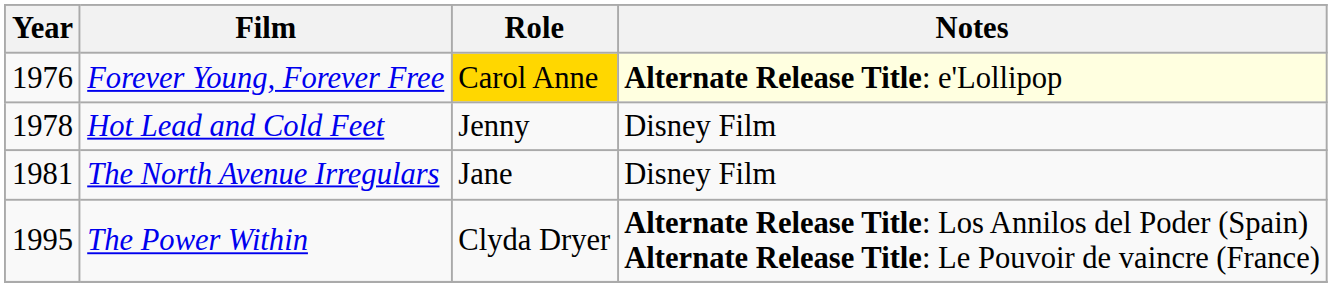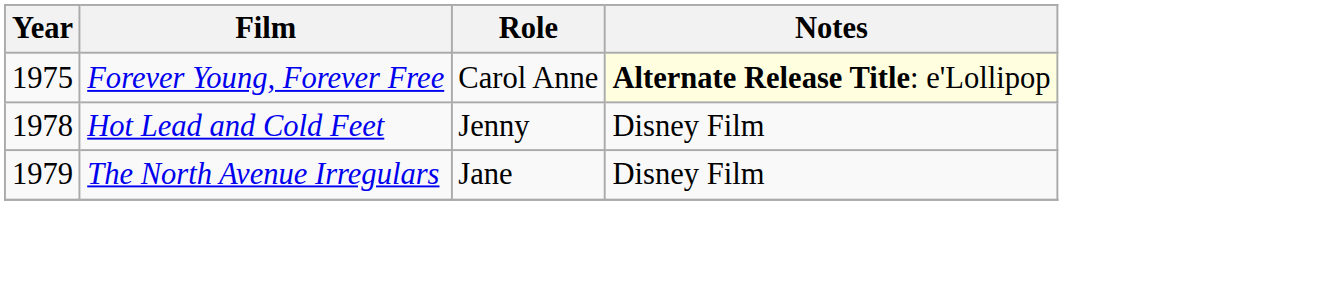(43, 77) 1976 -> (43, 77) 1975
(528, 77) gold background -> (528, 77) no background
(43, 174) 1981 -> (43, 174) 1979
- row: (198, 239)
